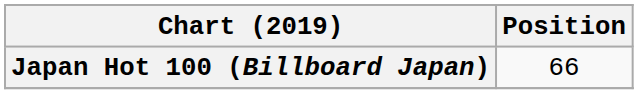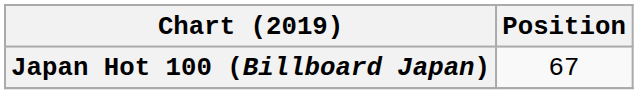(564, 68) 66 -> (564, 68) 67
